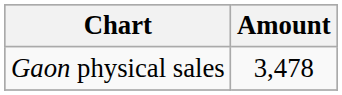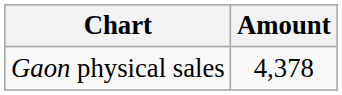(284, 68) 3,478 -> (284, 68) 4,378
